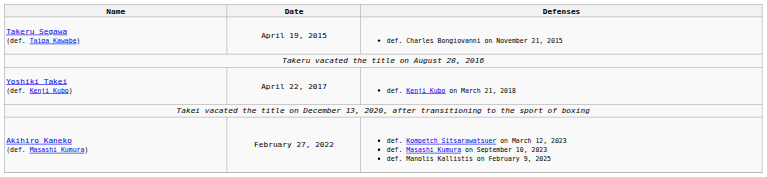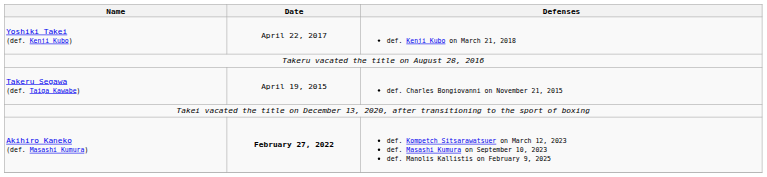rows swapped: (43, 36) <-> (39, 86)
(294, 145) normal -> (294, 145) bold
